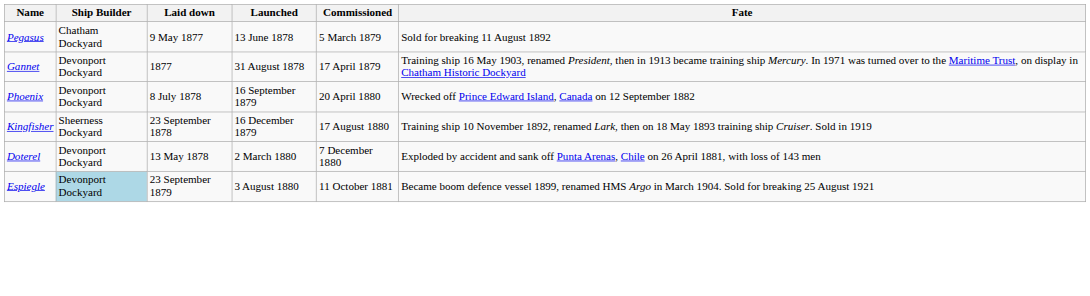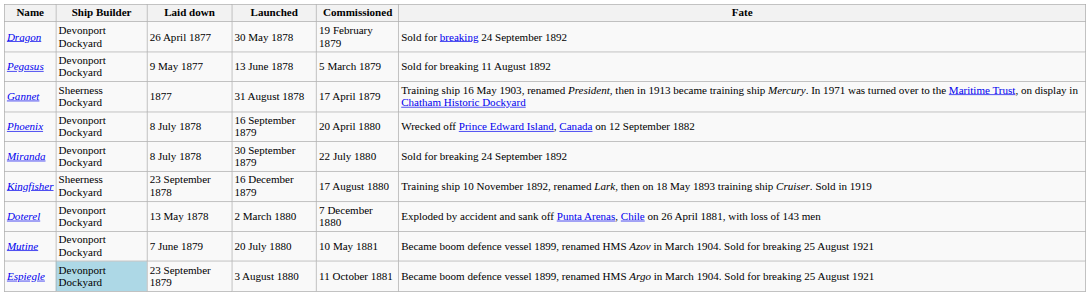+ row: (24, 36)
(80, 36) Chatham Dockyard -> (82, 66) Devonport Dockyard
(82, 66) Devonport Dockyard -> (81, 96) Sheerness Dockyard
+ row: (26, 156)
+ row: (23, 246)
